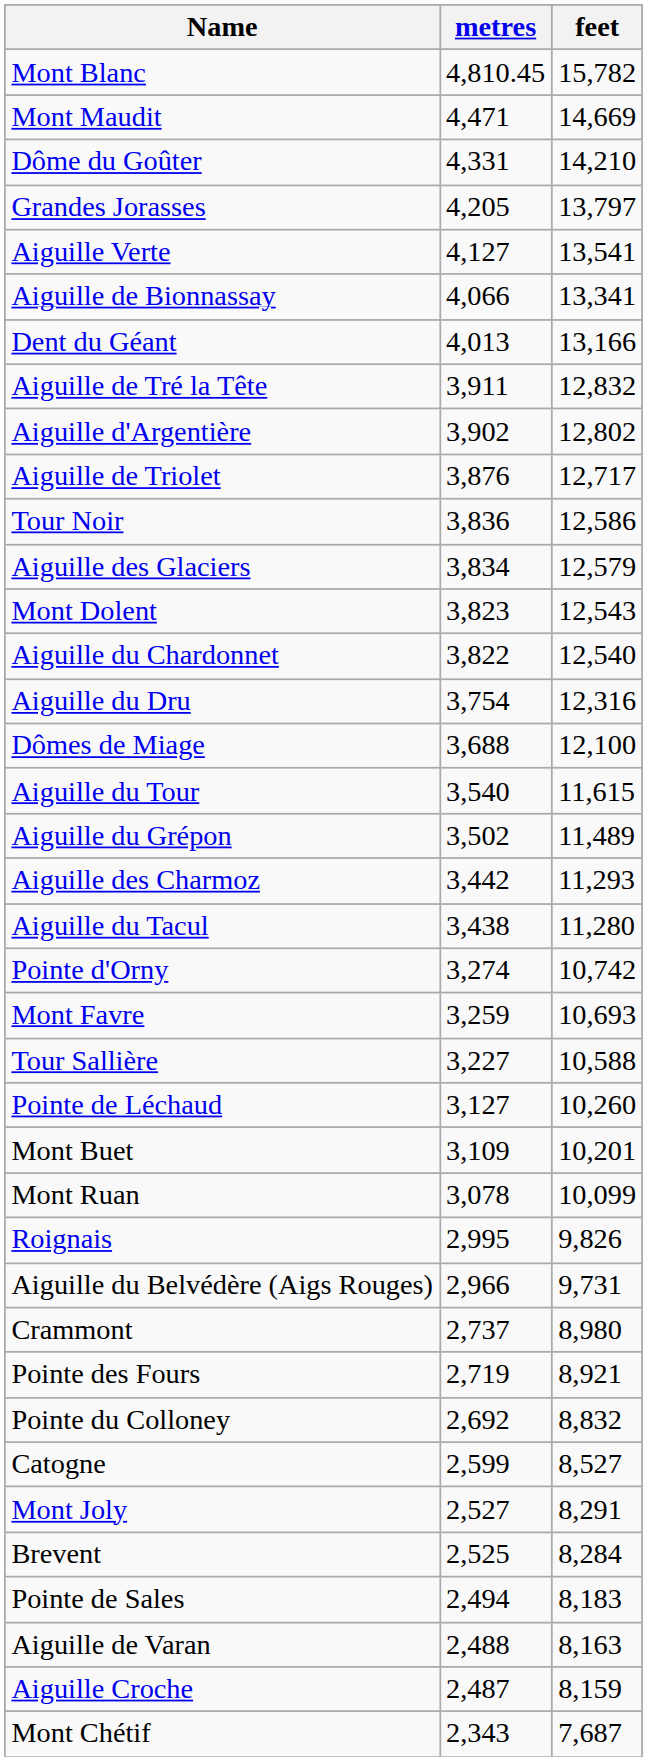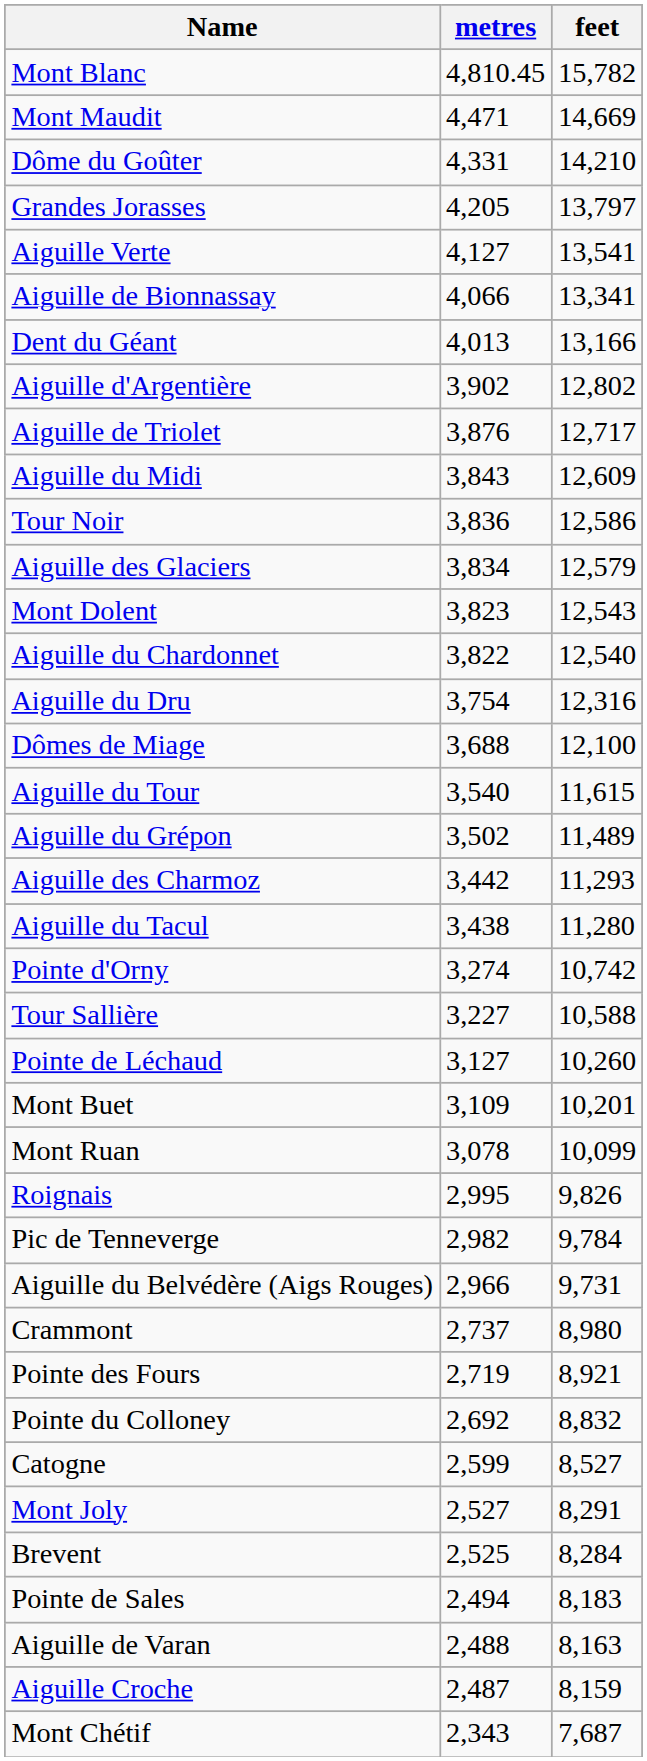- row: (139, 386)
+ row: (107, 476)
- row: (78, 1015)
+ row: (115, 1239)
